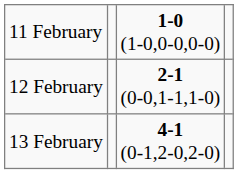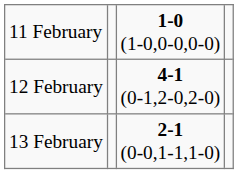(170, 86) 2-1 (0-0,1-1,1-0) -> (170, 86) 4-1 (0-1,2-0,2-0)
(170, 141) 4-1 (0-1,2-0,2-0) -> (170, 141) 2-1 (0-0,1-1,1-0)
